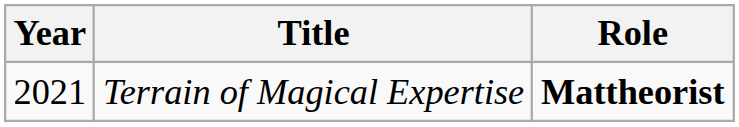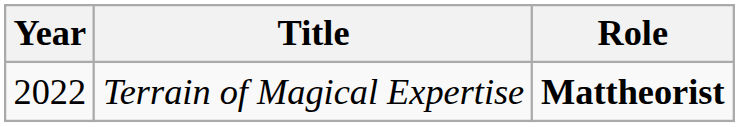(50, 90) 2021 -> (50, 90) 2022
